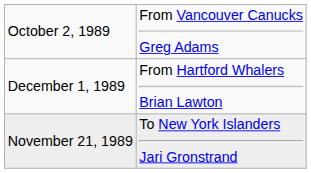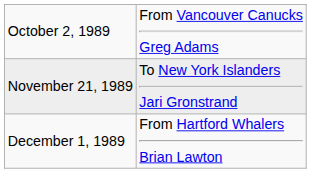rows swapped: (70, 141) <-> (66, 86)
